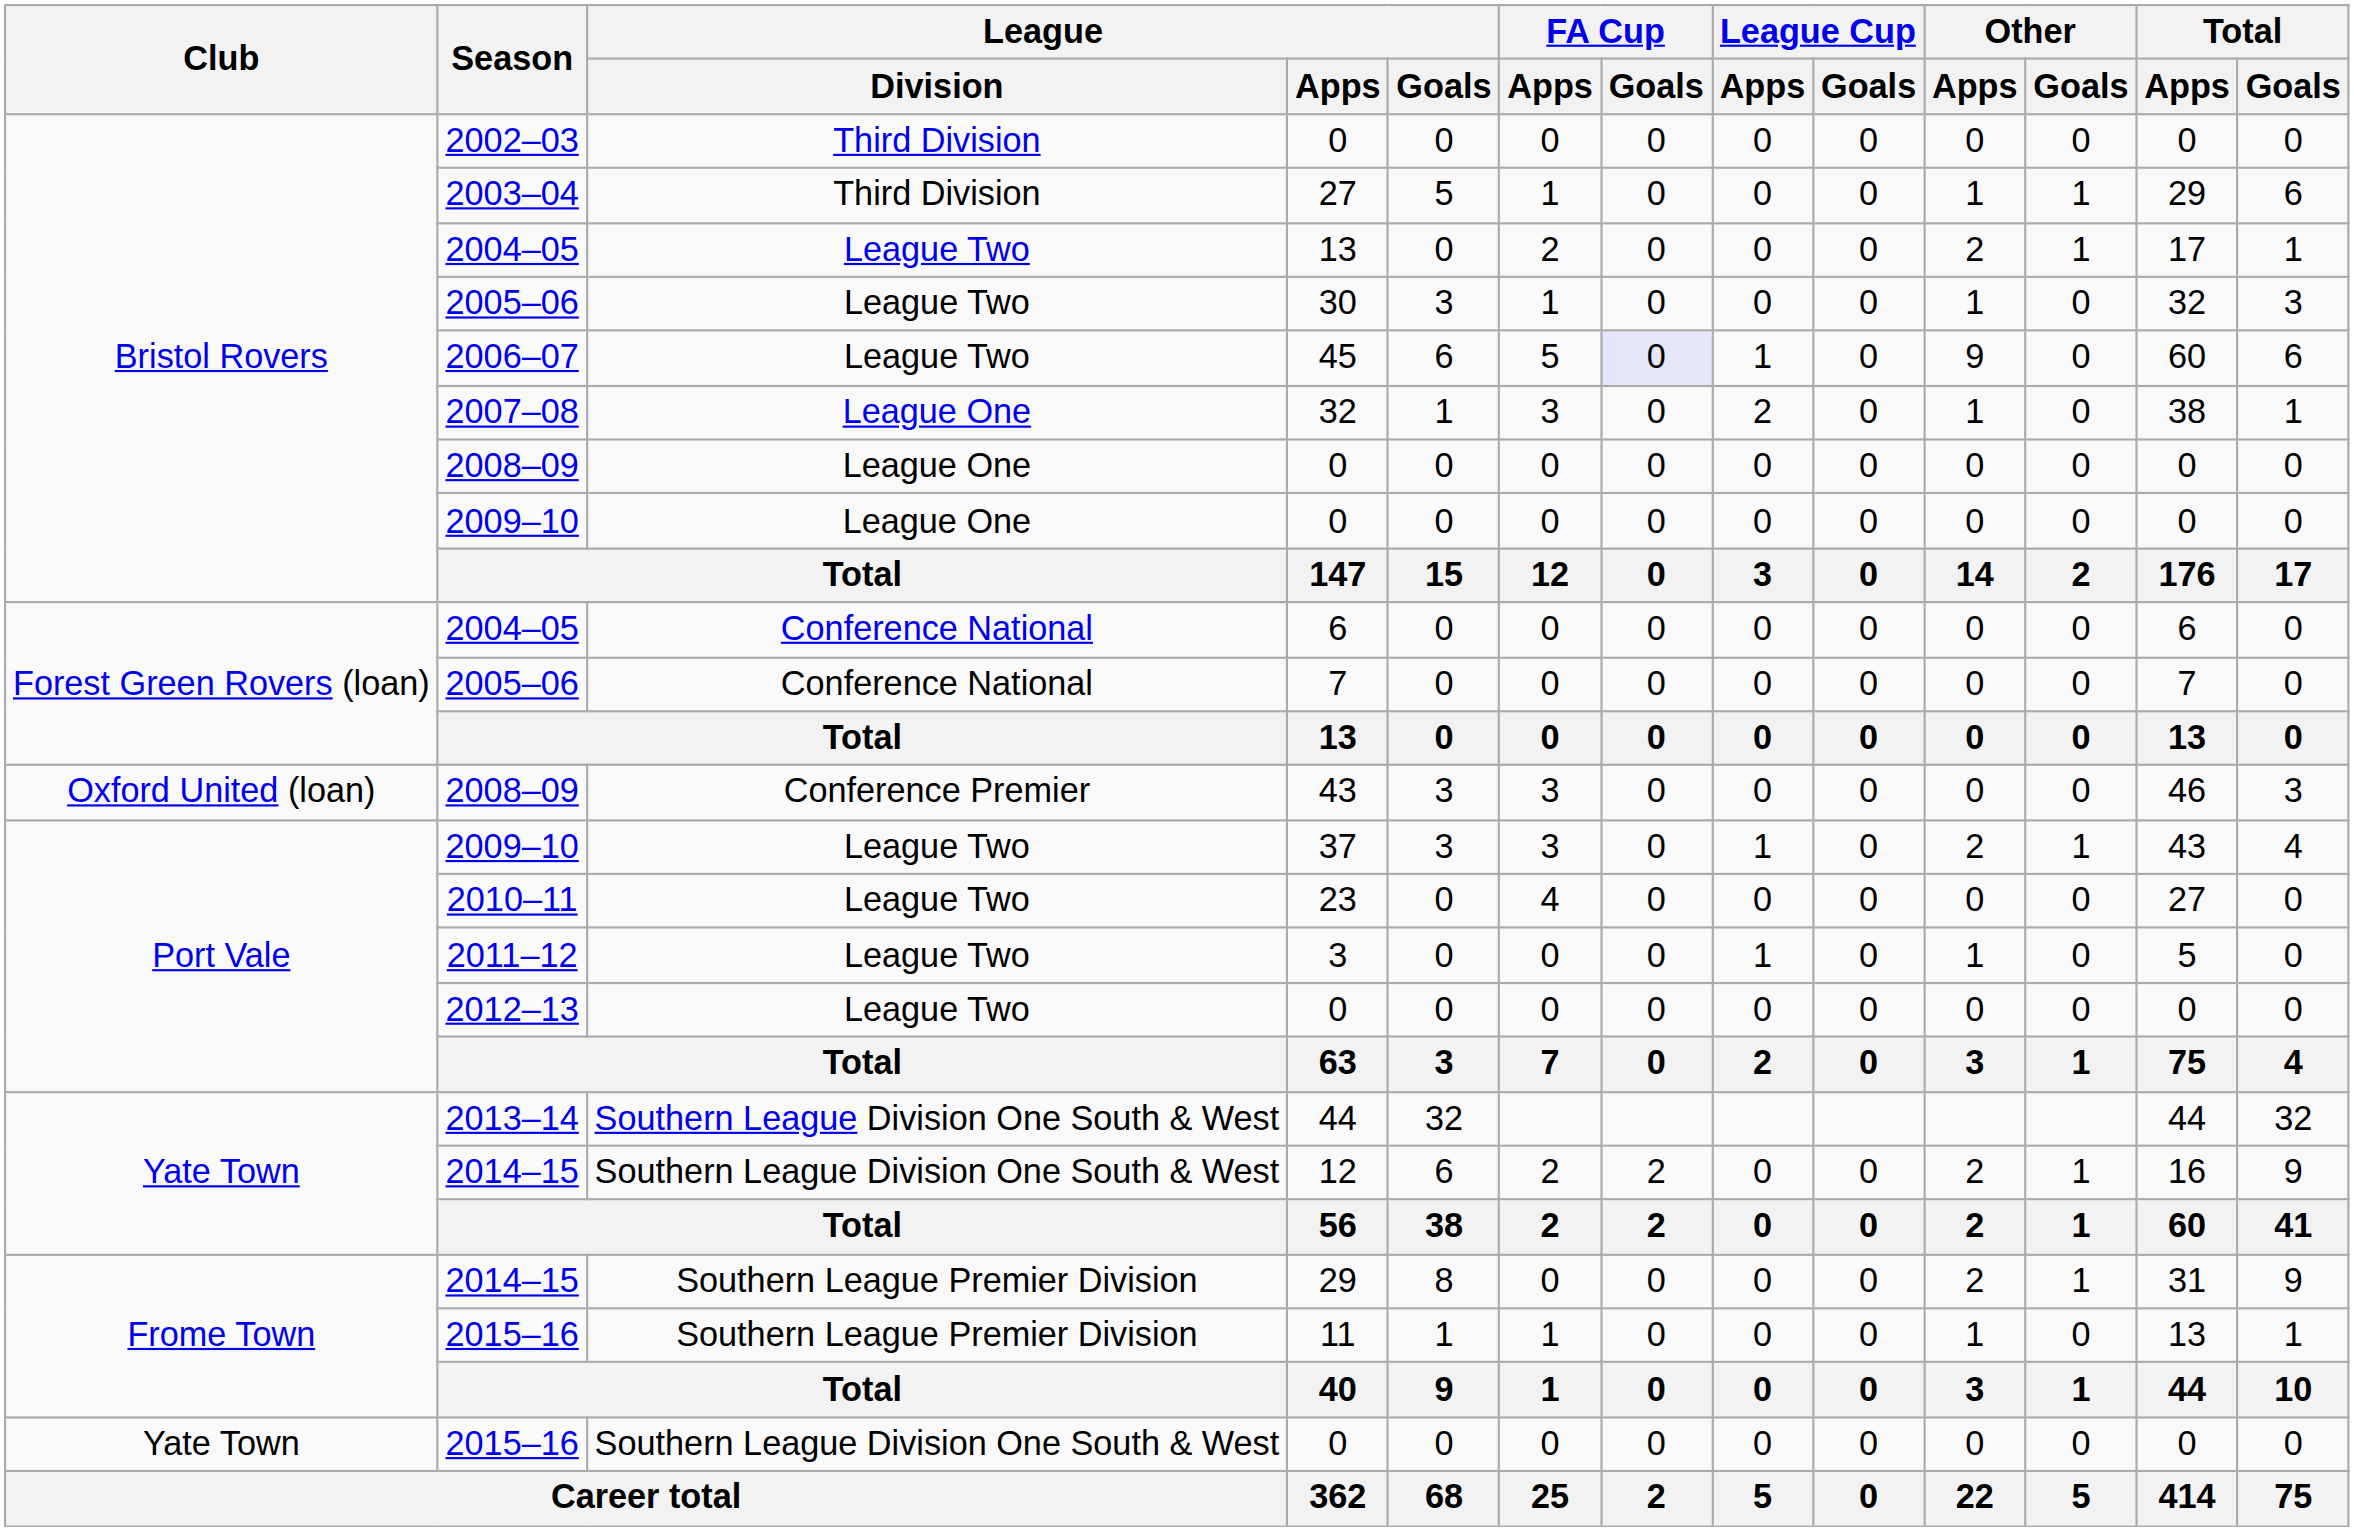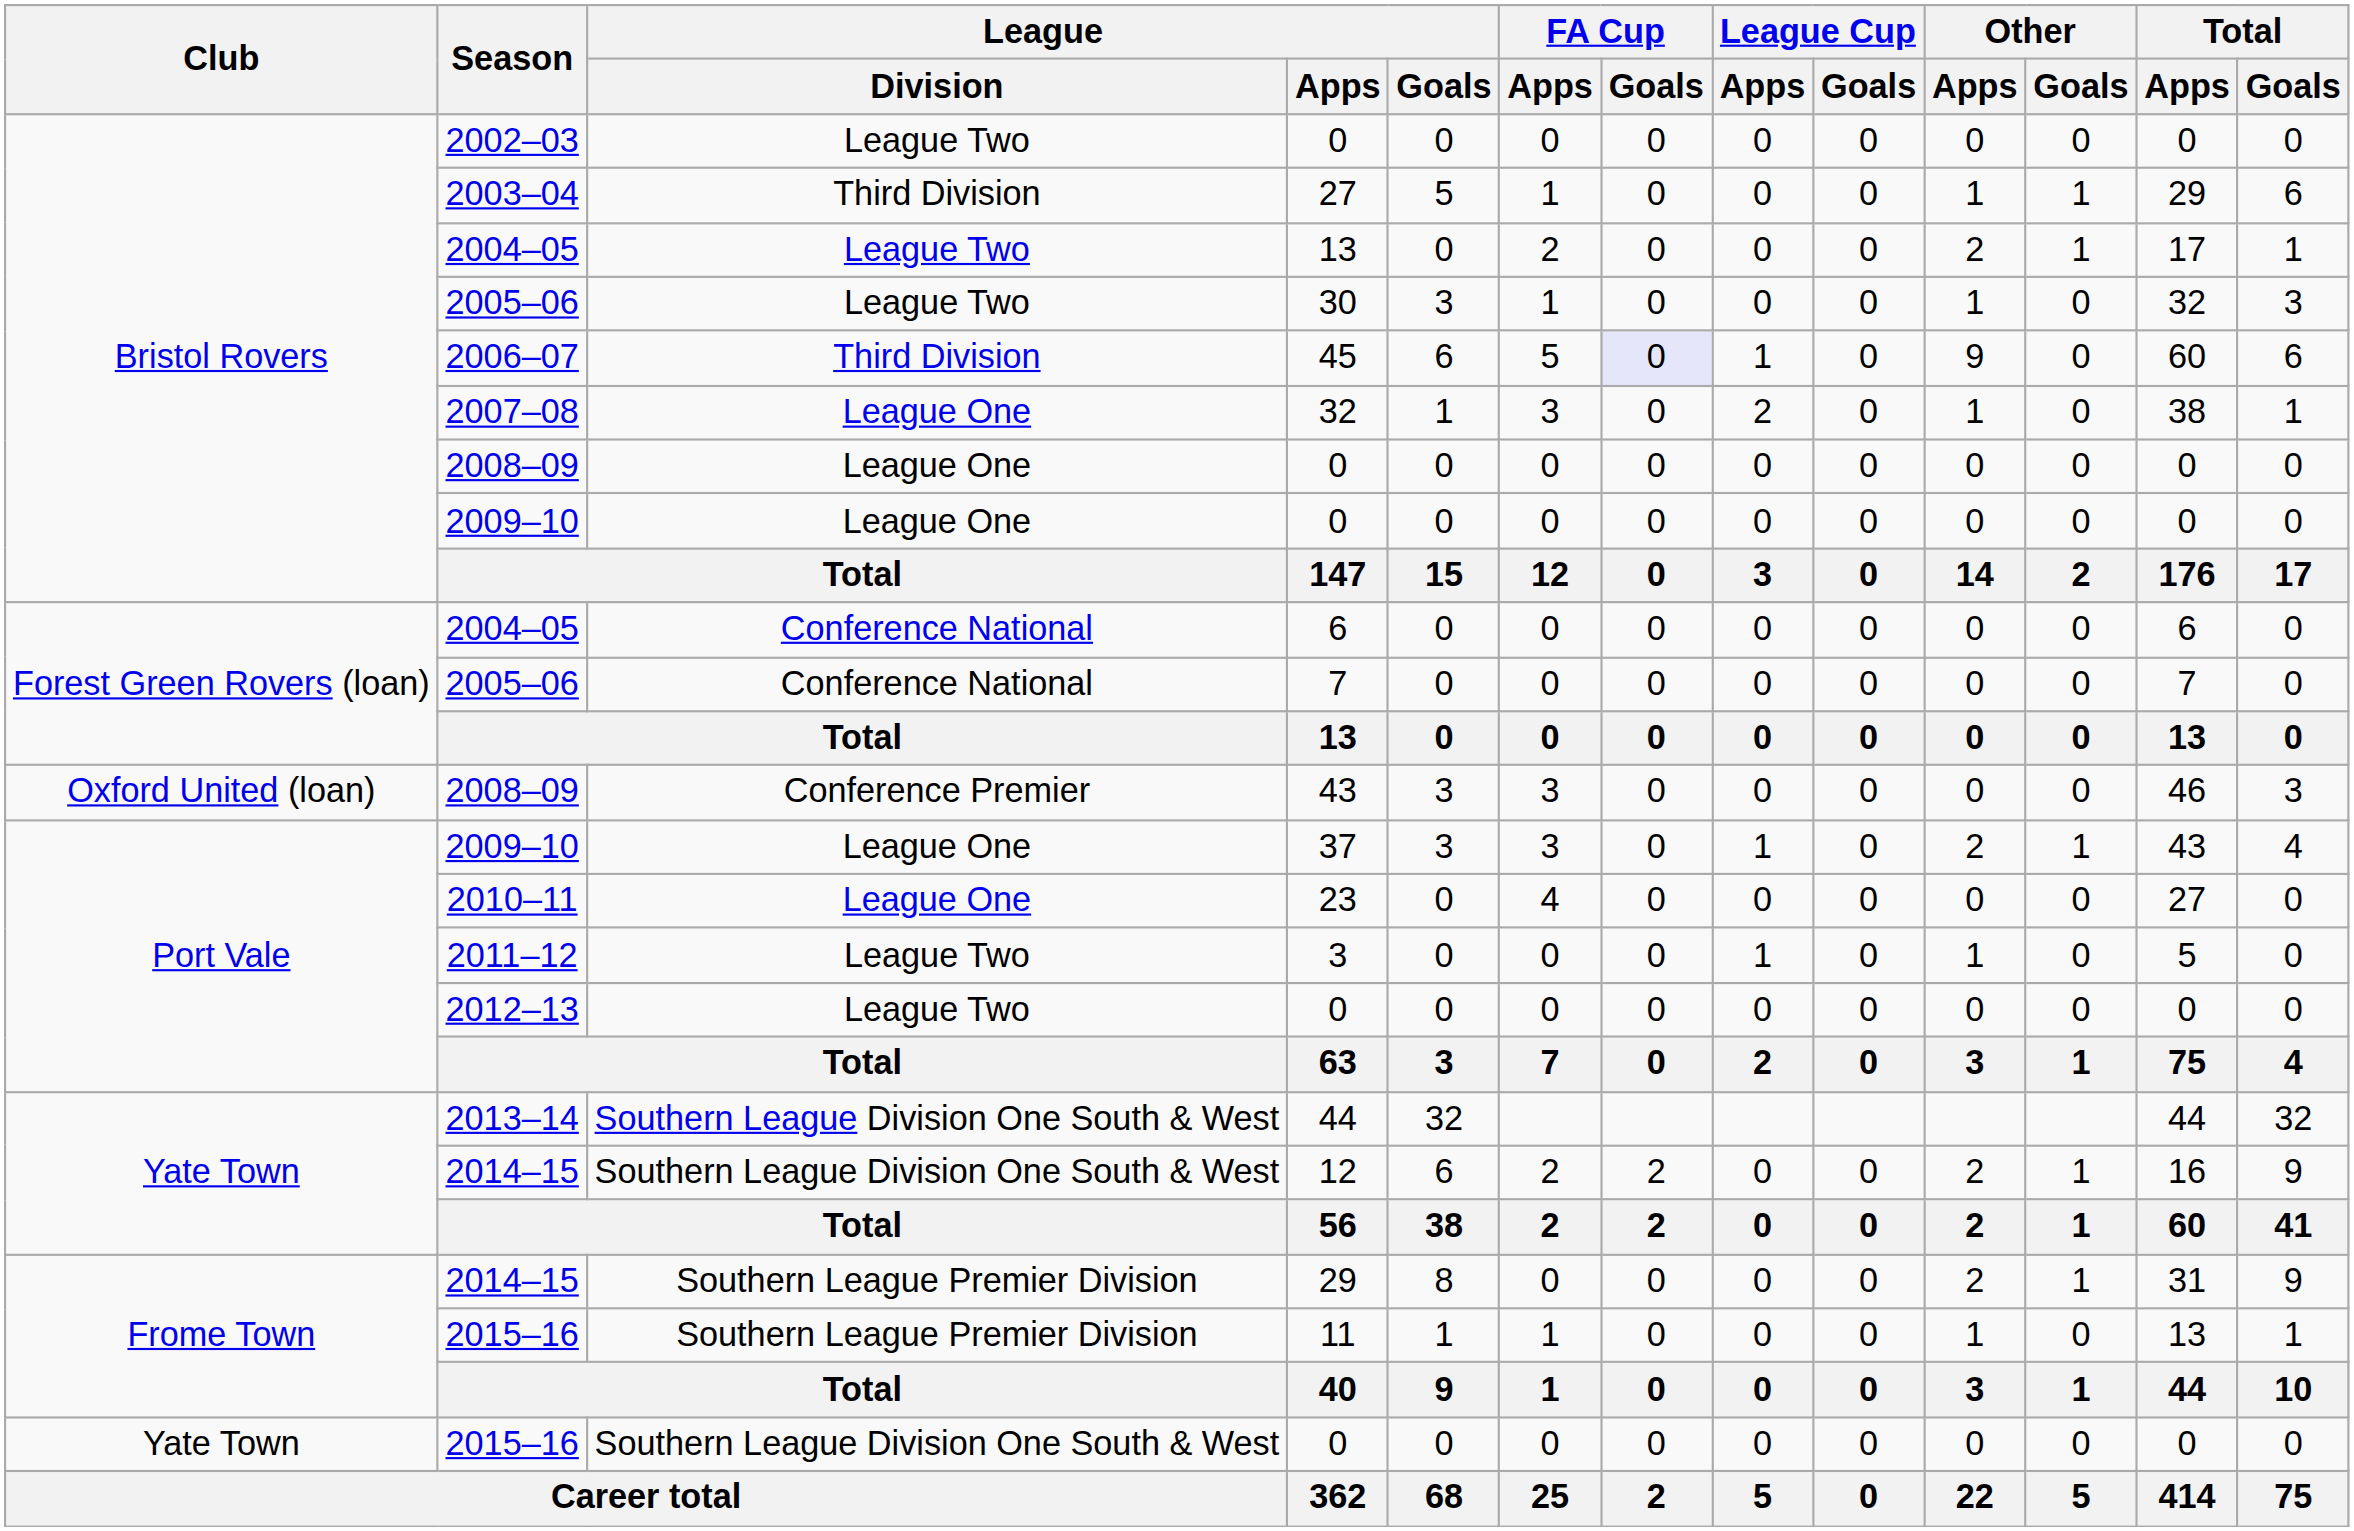(937, 140) Third Division -> (937, 140) League Two
(937, 357) League Two -> (937, 357) Third Division
(937, 846) League Two -> (937, 846) League One
(937, 900) League Two -> (937, 900) League One
